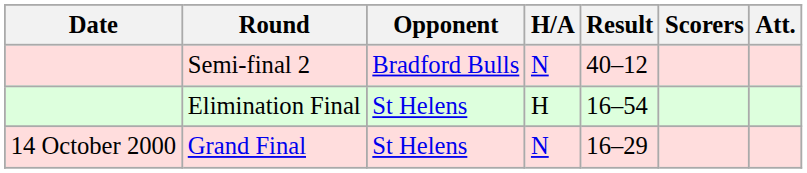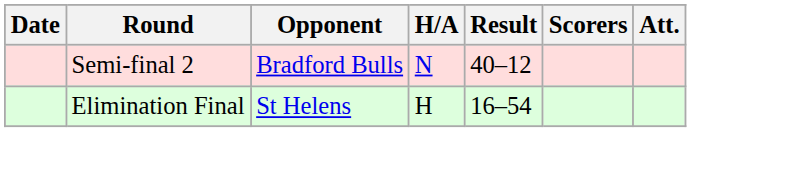- row: (247, 146)
